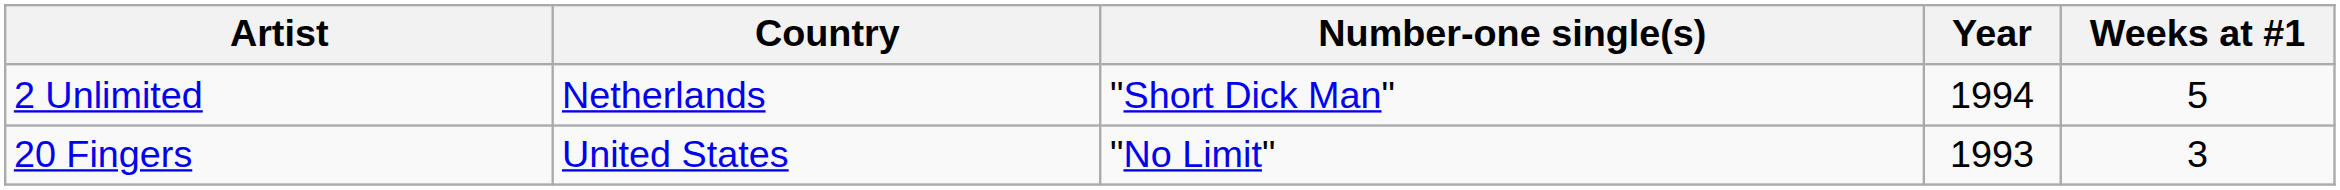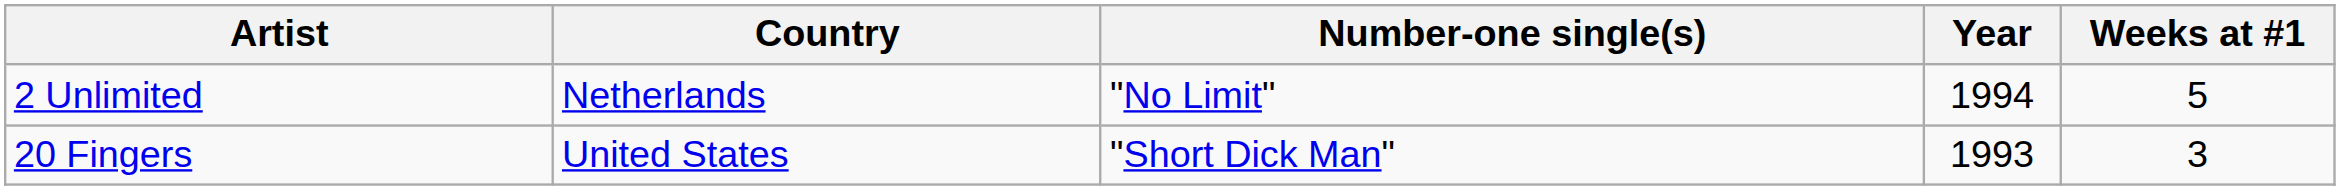(1253, 94) "Short Dick Man" -> (1193, 94) "No Limit"
(1193, 154) "No Limit" -> (1253, 154) "Short Dick Man"
